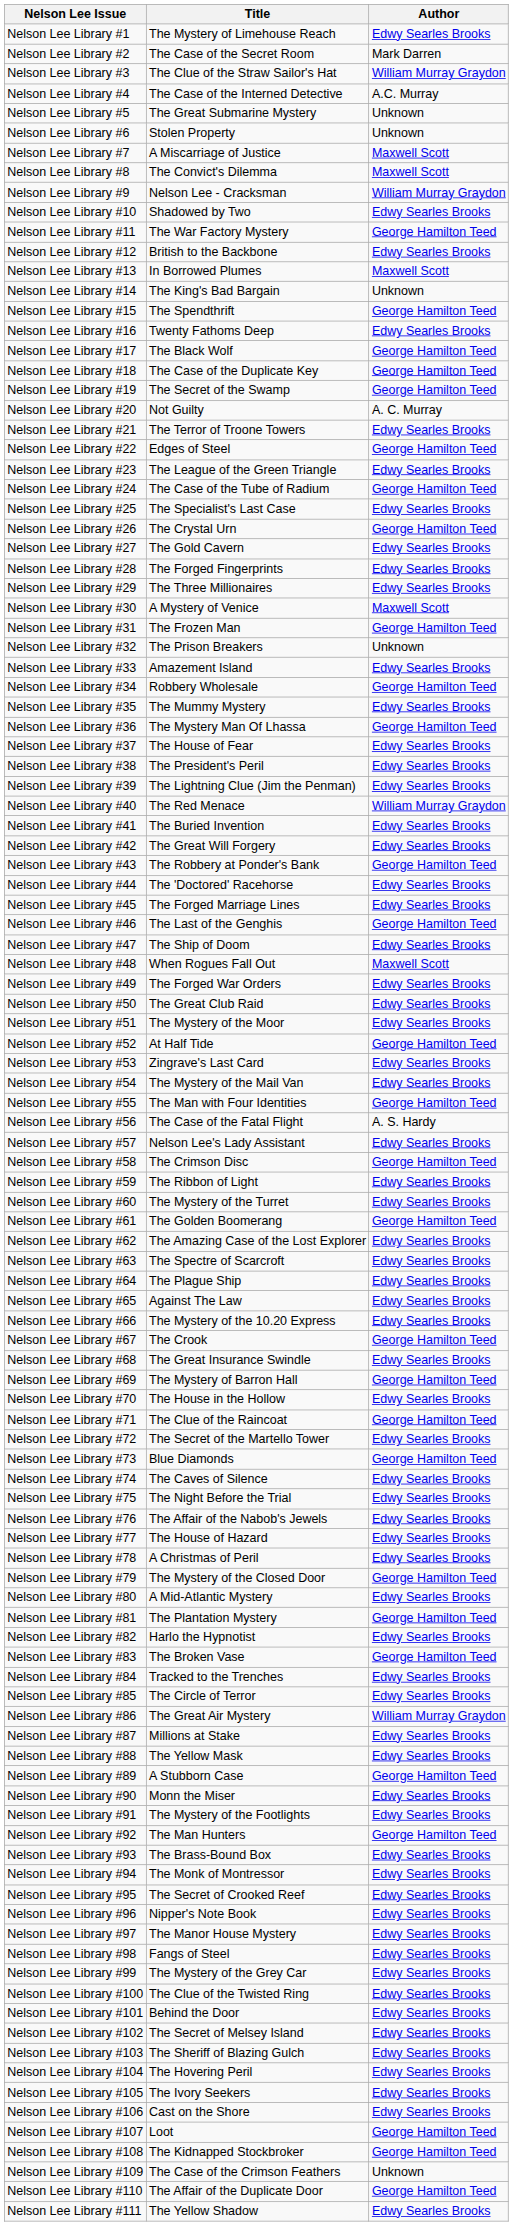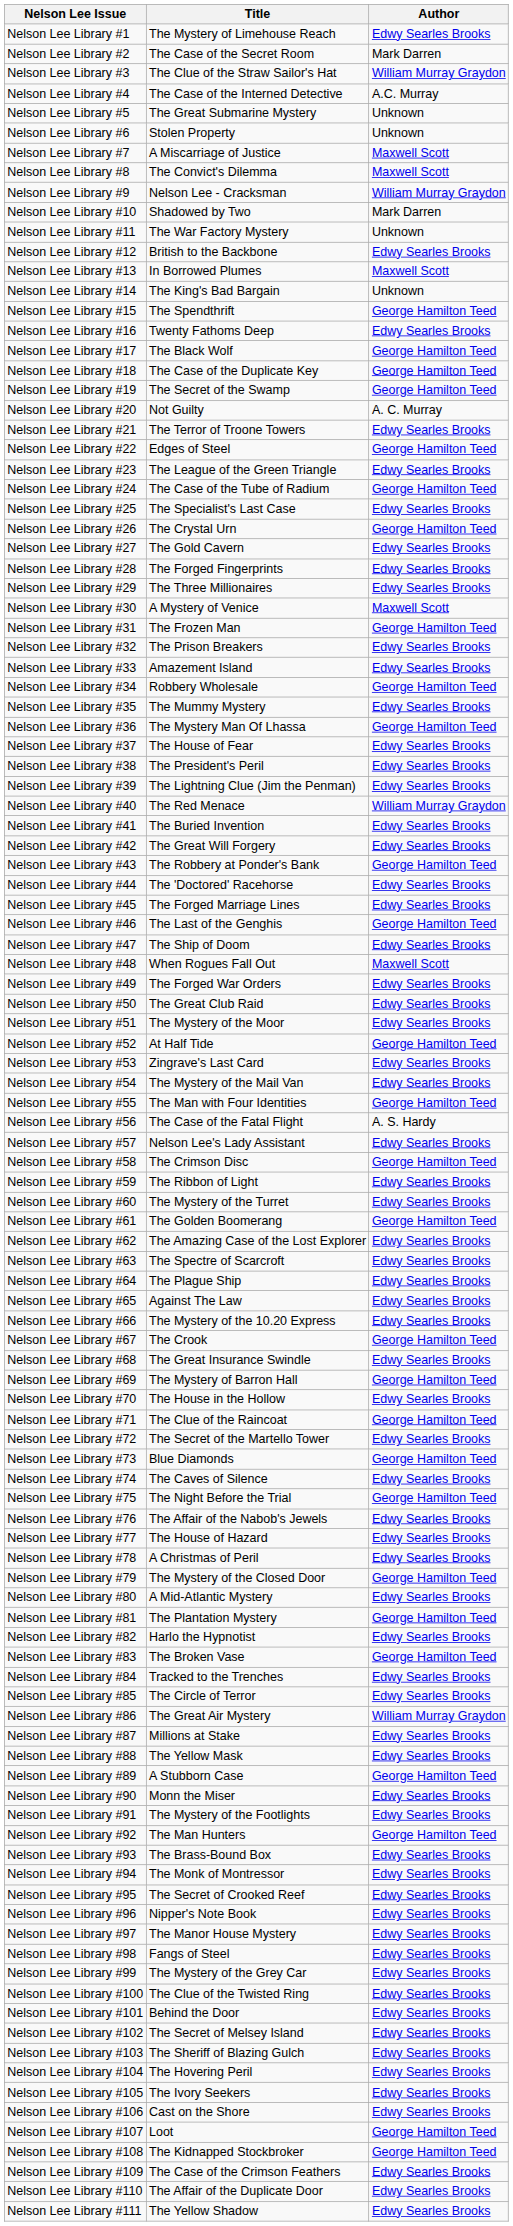(431, 212) Edwy Searles Brooks -> (407, 212) Mark Darren
(434, 232) George Hamilton Teed -> (398, 232) Unknown
(398, 647) Unknown -> (431, 647) Edwy Searles Brooks
(431, 1498) Edwy Searles Brooks -> (434, 1498) George Hamilton Teed
(398, 2171) Unknown -> (431, 2171) Edwy Searles Brooks
(434, 2191) George Hamilton Teed -> (431, 2191) Edwy Searles Brooks
